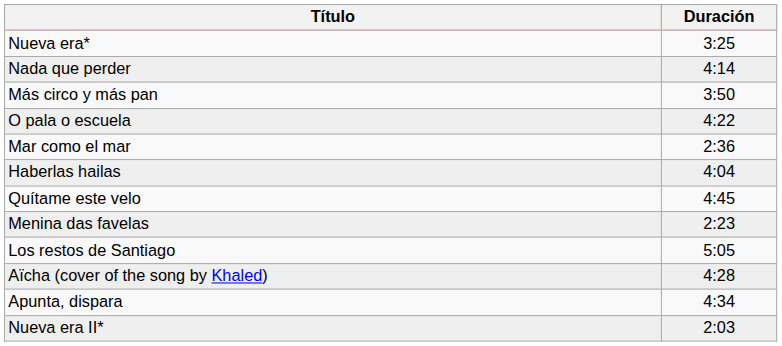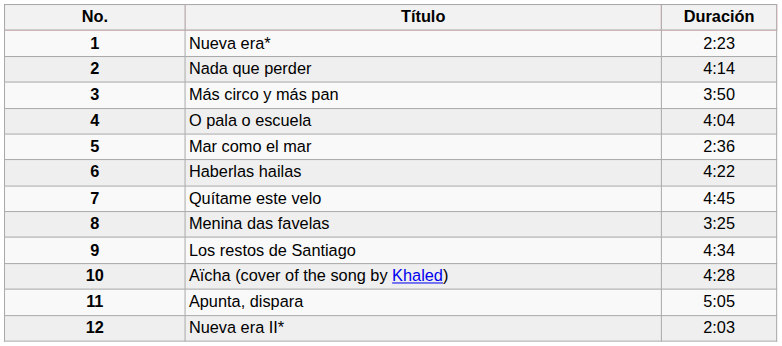+ column: (95, 17)
(719, 43) 3:25 -> (719, 43) 2:23
(719, 120) 4:22 -> (719, 120) 4:04
(719, 172) 4:04 -> (719, 172) 4:22
(719, 224) 2:23 -> (719, 224) 3:25
(719, 250) 5:05 -> (719, 250) 4:34
(719, 302) 4:34 -> (719, 302) 5:05
